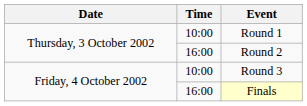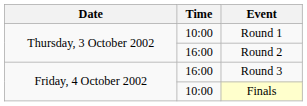(199, 71) 10:00 -> (199, 71) 16:00
(199, 91) 16:00 -> (199, 91) 10:00
